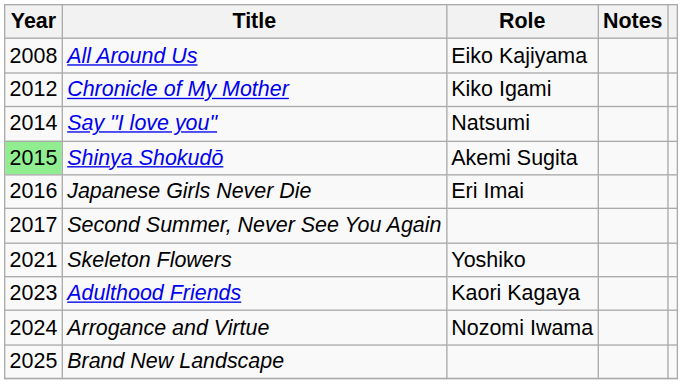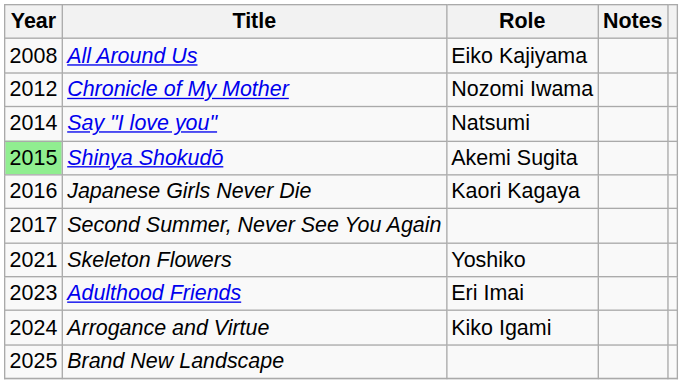(501, 89) Kiko Igami -> (522, 89) Nozomi Iwama
(488, 191) Eri Imai -> (516, 191) Kaori Kagaya
(516, 293) Kaori Kagaya -> (488, 293) Eri Imai
(522, 327) Nozomi Iwama -> (501, 327) Kiko Igami
